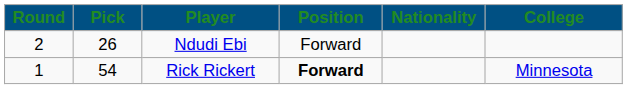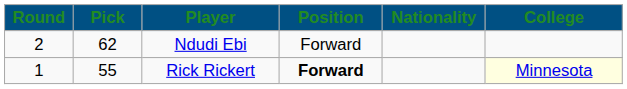(108, 44) 26 -> (108, 44) 62
(108, 70) 54 -> (108, 70) 55
(554, 70) no background -> (554, 70) lightyellow background
